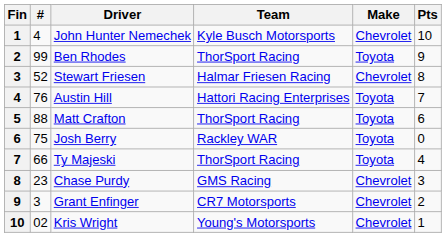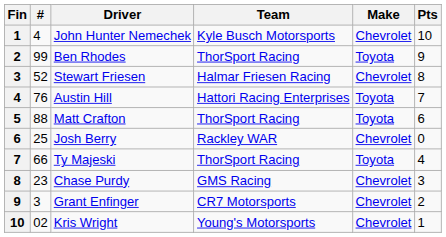(40, 139) 75 -> (40, 139) 25
(375, 139) Toyota -> (384, 139) Chevrolet
